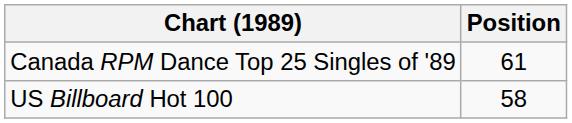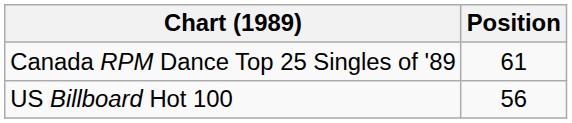(514, 99) 58 -> (514, 99) 56
